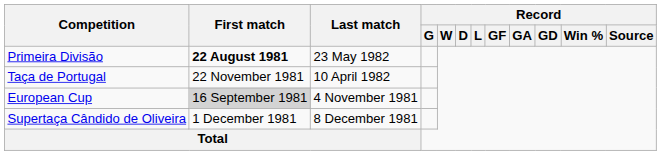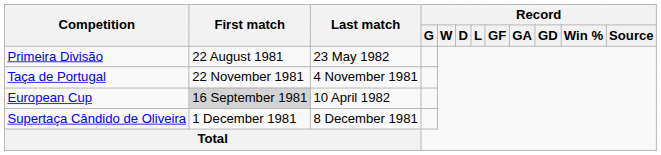(240, 56) bold -> (238, 56) normal
(352, 77) 10 April 1982 -> (366, 77) 4 November 1981
(366, 98) 4 November 1981 -> (352, 98) 10 April 1982
